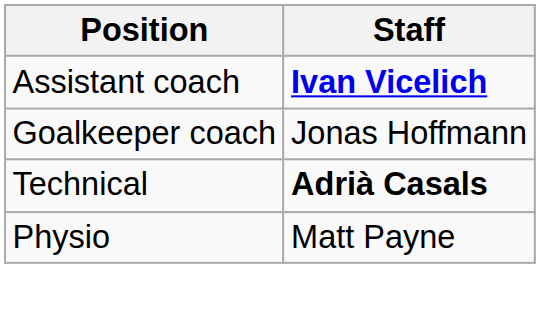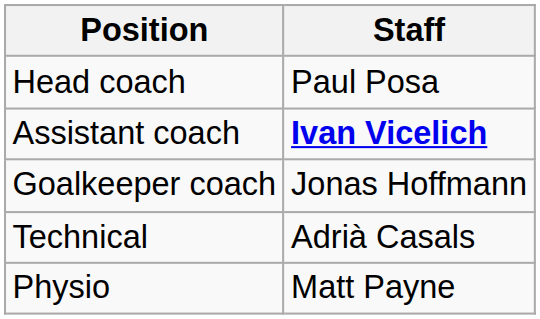+ row: (99, 81)
(389, 184) bold -> (383, 236) normal
